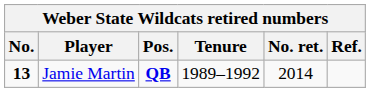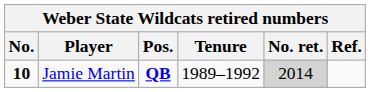(21, 73) 13 -> (21, 73) 10
(296, 73) no background -> (296, 73) lightgrey background
